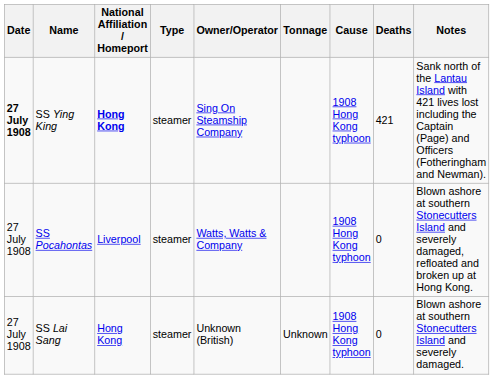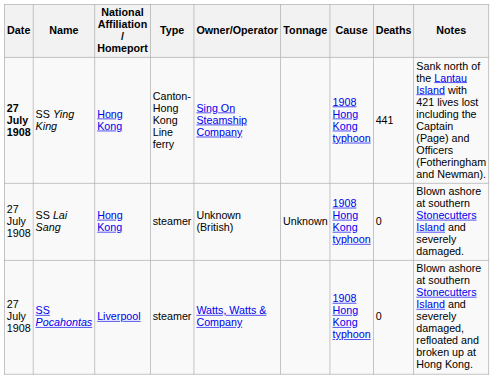(111, 120) bold -> (110, 120) normal
(172, 120) steamer -> (172, 120) Canton-Hong Kong Line ferry
(385, 120) 421 -> (385, 120) 441
rows swapped: (64, 239) <-> (51, 335)
